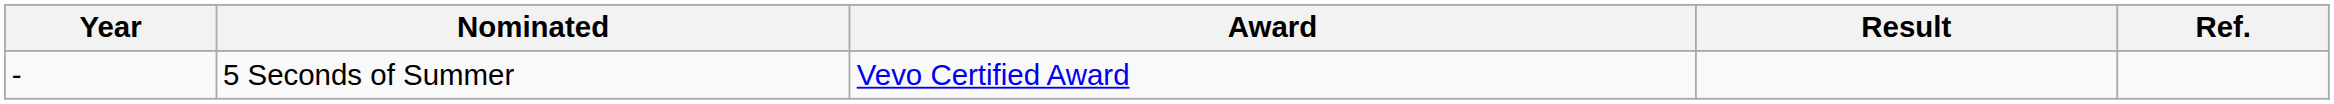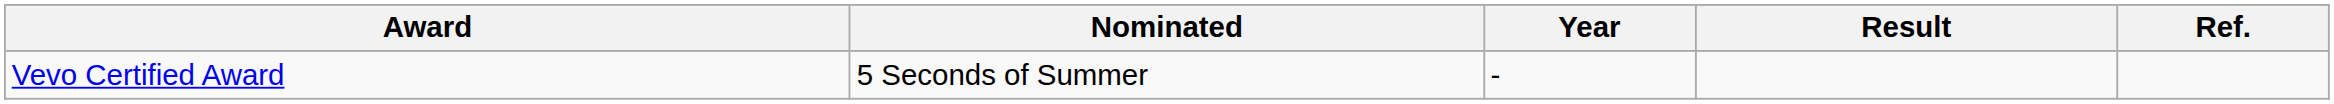columns swapped: (111, 27) <-> (1272, 27)
